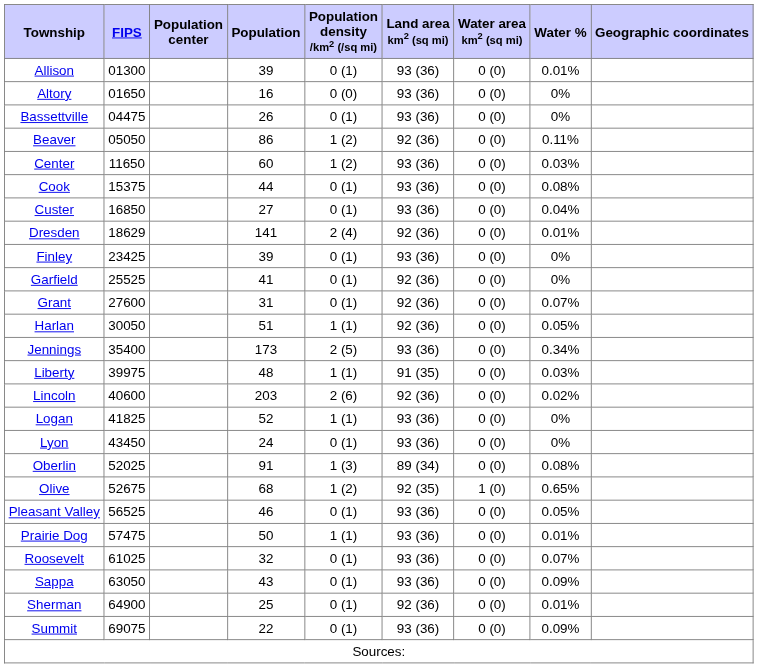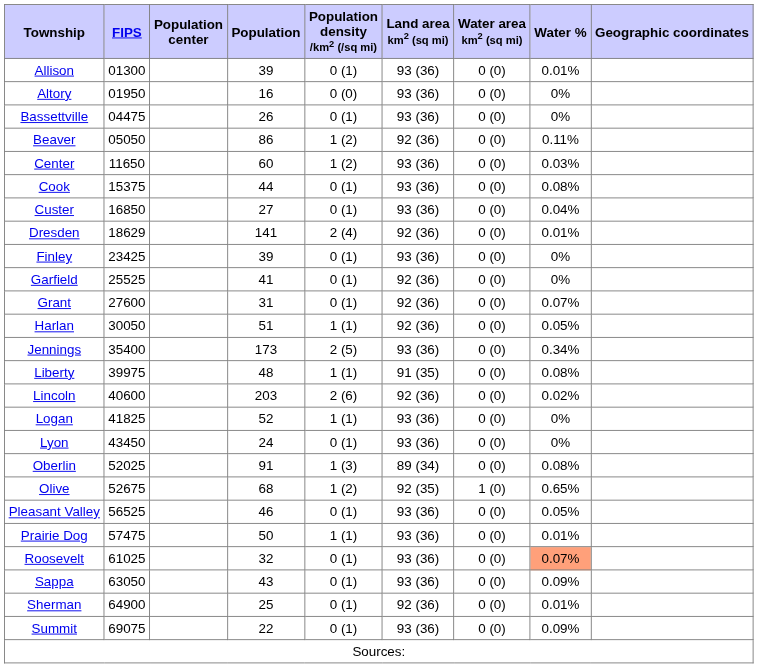(127, 93) 01650 -> (127, 93) 01950
(560, 372) 0.03% -> (560, 372) 0.08%
(560, 558) no background -> (560, 558) lightsalmon background
